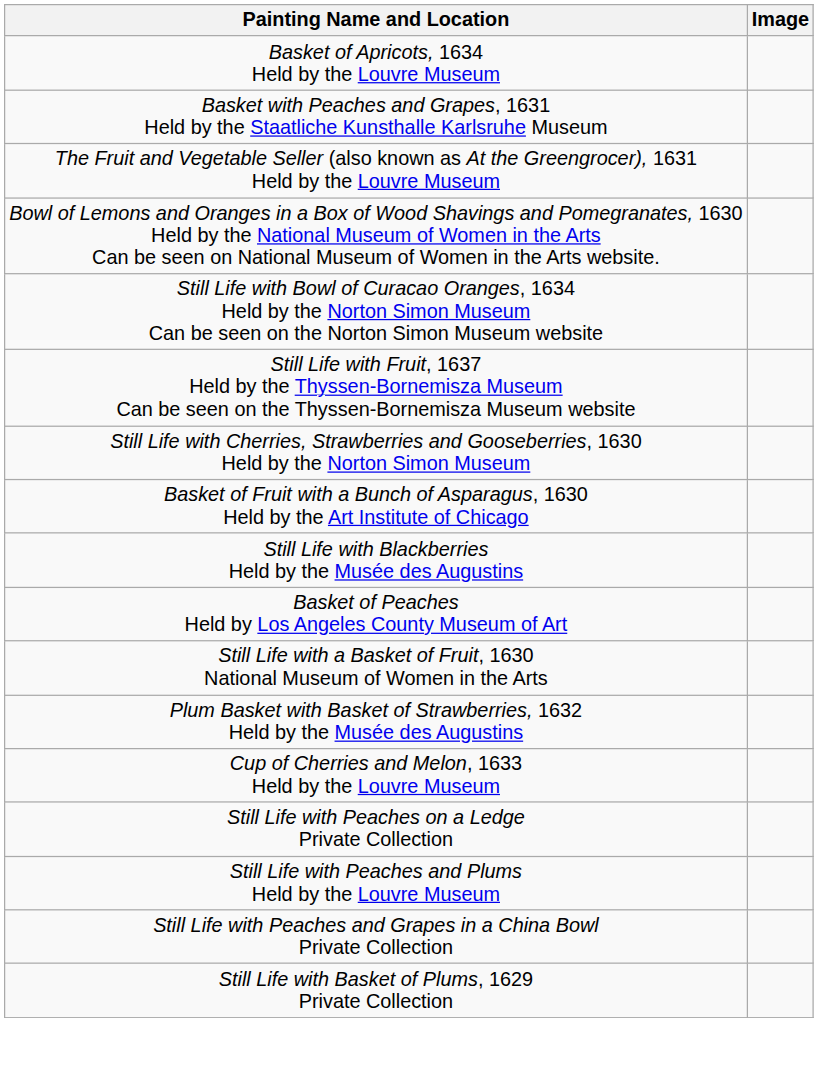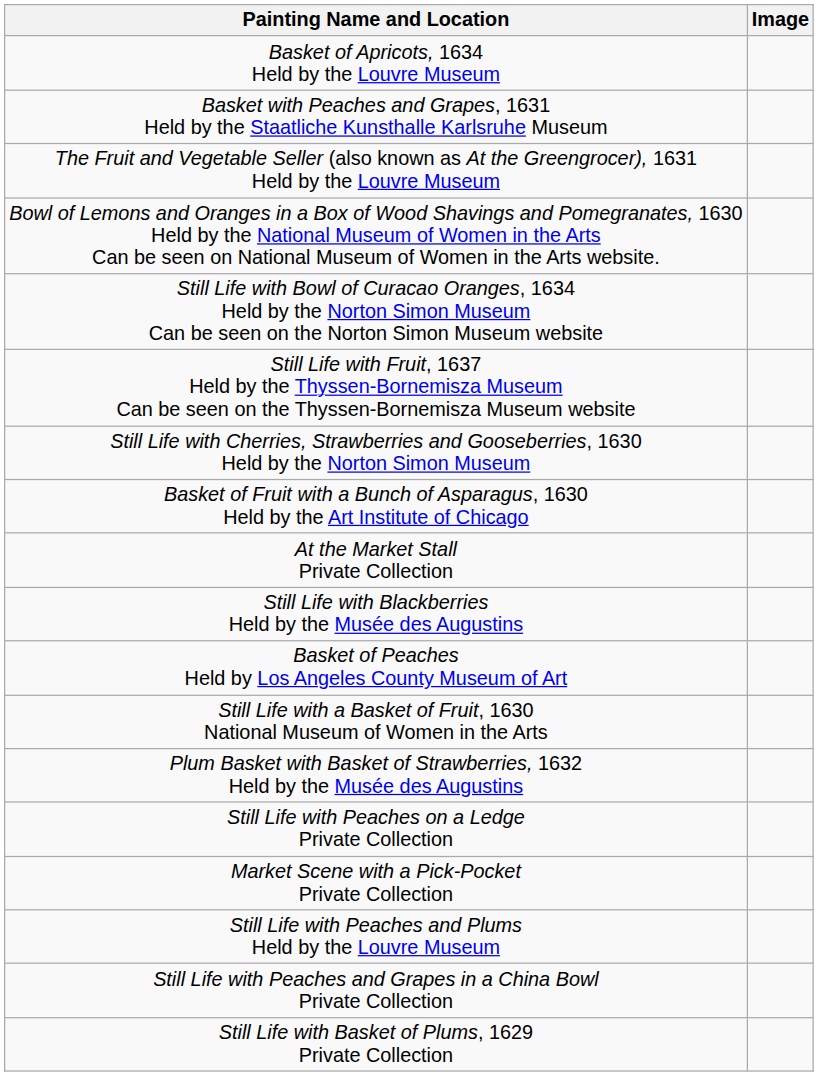+ row: (376, 560)
- row: (376, 775)
+ row: (376, 882)
